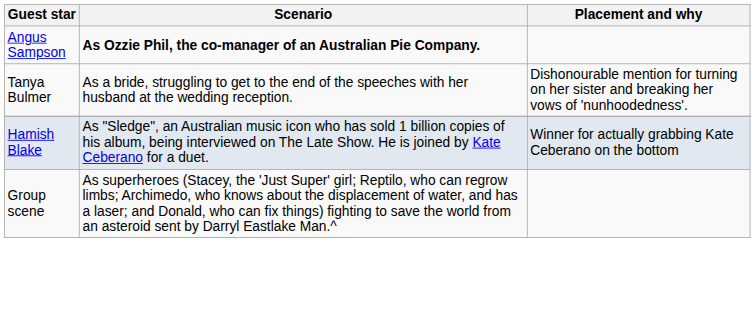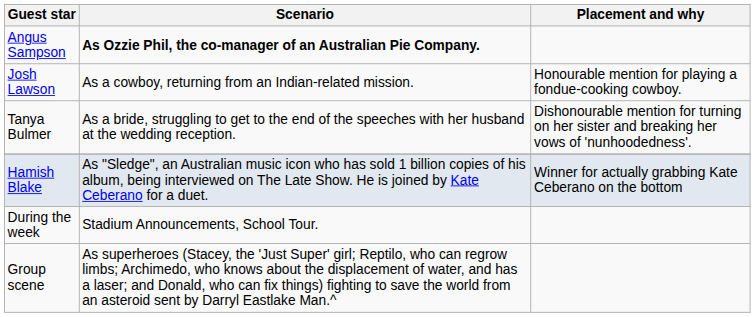+ row: (31, 82)
+ row: (39, 225)
